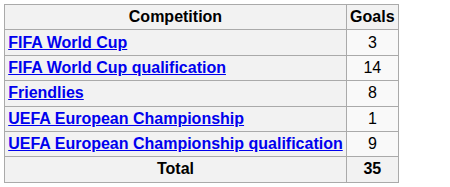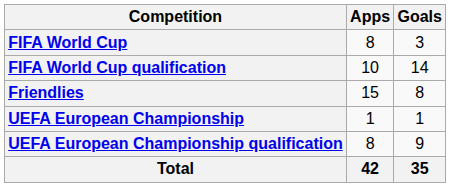+ column: (370, 17)
